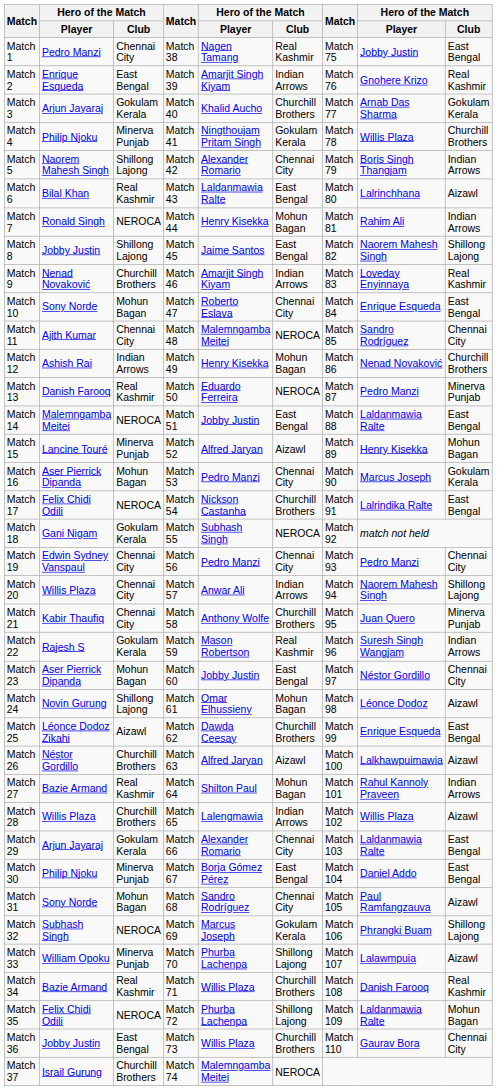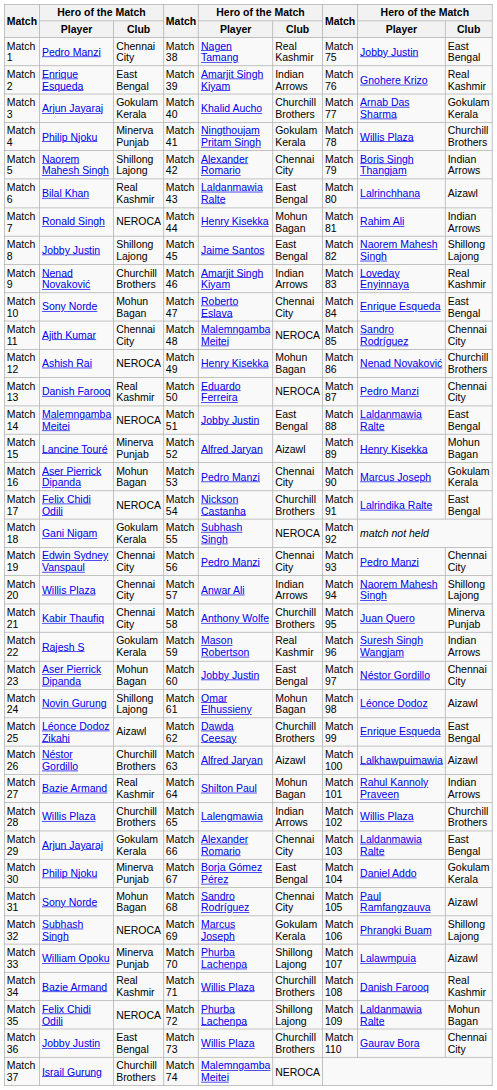(132, 364) Indian Arrows -> (139, 364) NEROCA
(466, 392) Minerva Punjab -> (467, 392) Chennai City
(463, 817) Aizawl -> (468, 817) Churchill Brothers
(464, 874) East Bengal -> (469, 874) Gokulam Kerala
